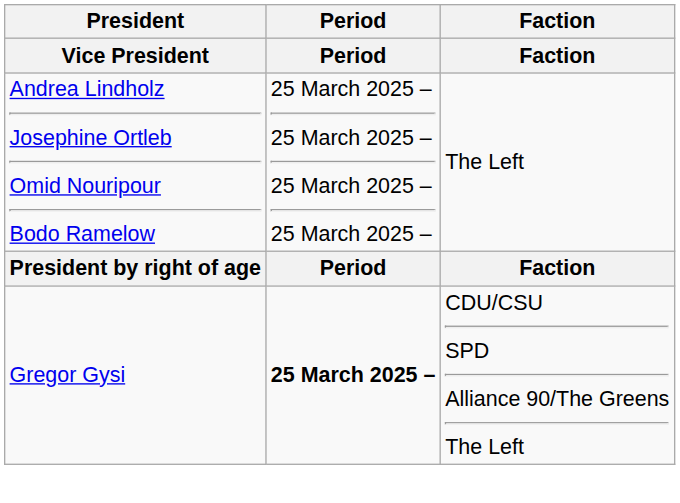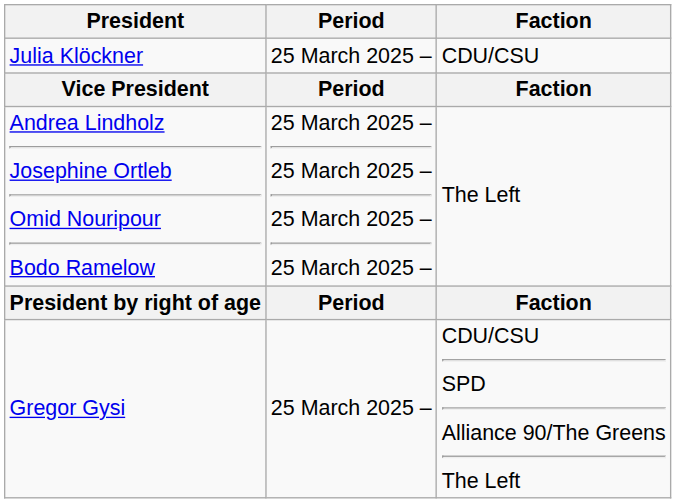+ row: (76, 55)
(353, 374) bold -> (351, 408) normal
